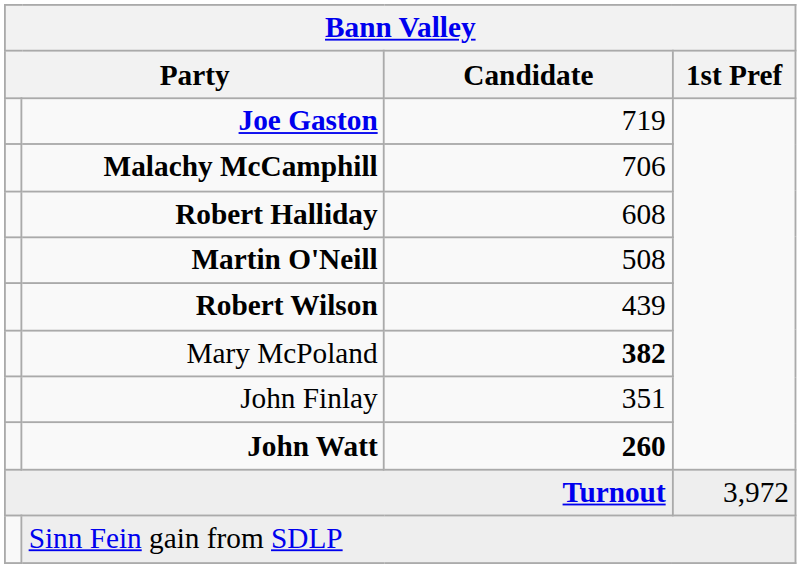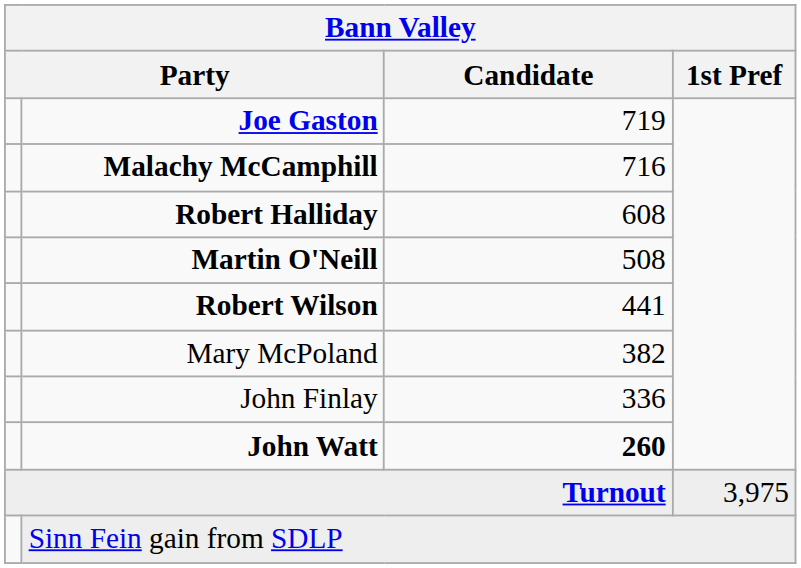(644, 167) 706 -> (644, 167) 716
(644, 306) 439 -> (644, 306) 441
(644, 352) bold -> (644, 352) normal
(644, 399) 351 -> (644, 399) 336
(756, 492) 3,972 -> (756, 492) 3,975
